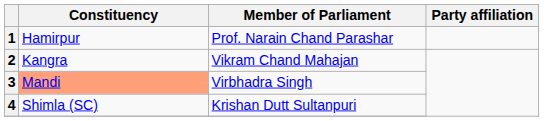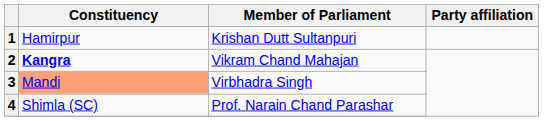(302, 37) Prof. Narain Chand Parashar -> (284, 37) Krishan Dutt Sultanpuri
(45, 60) normal -> (46, 60) bold
(284, 104) Krishan Dutt Sultanpuri -> (302, 104) Prof. Narain Chand Parashar
